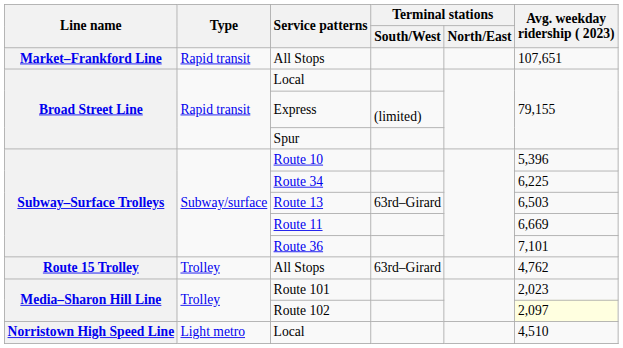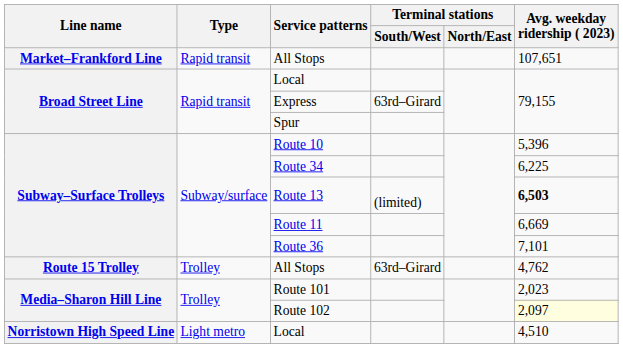(398, 116) (limited) -> (407, 101) 63rd–Girard
(407, 203) 63rd–Girard -> (398, 203) (limited)
(533, 203) normal -> (533, 195) bold
